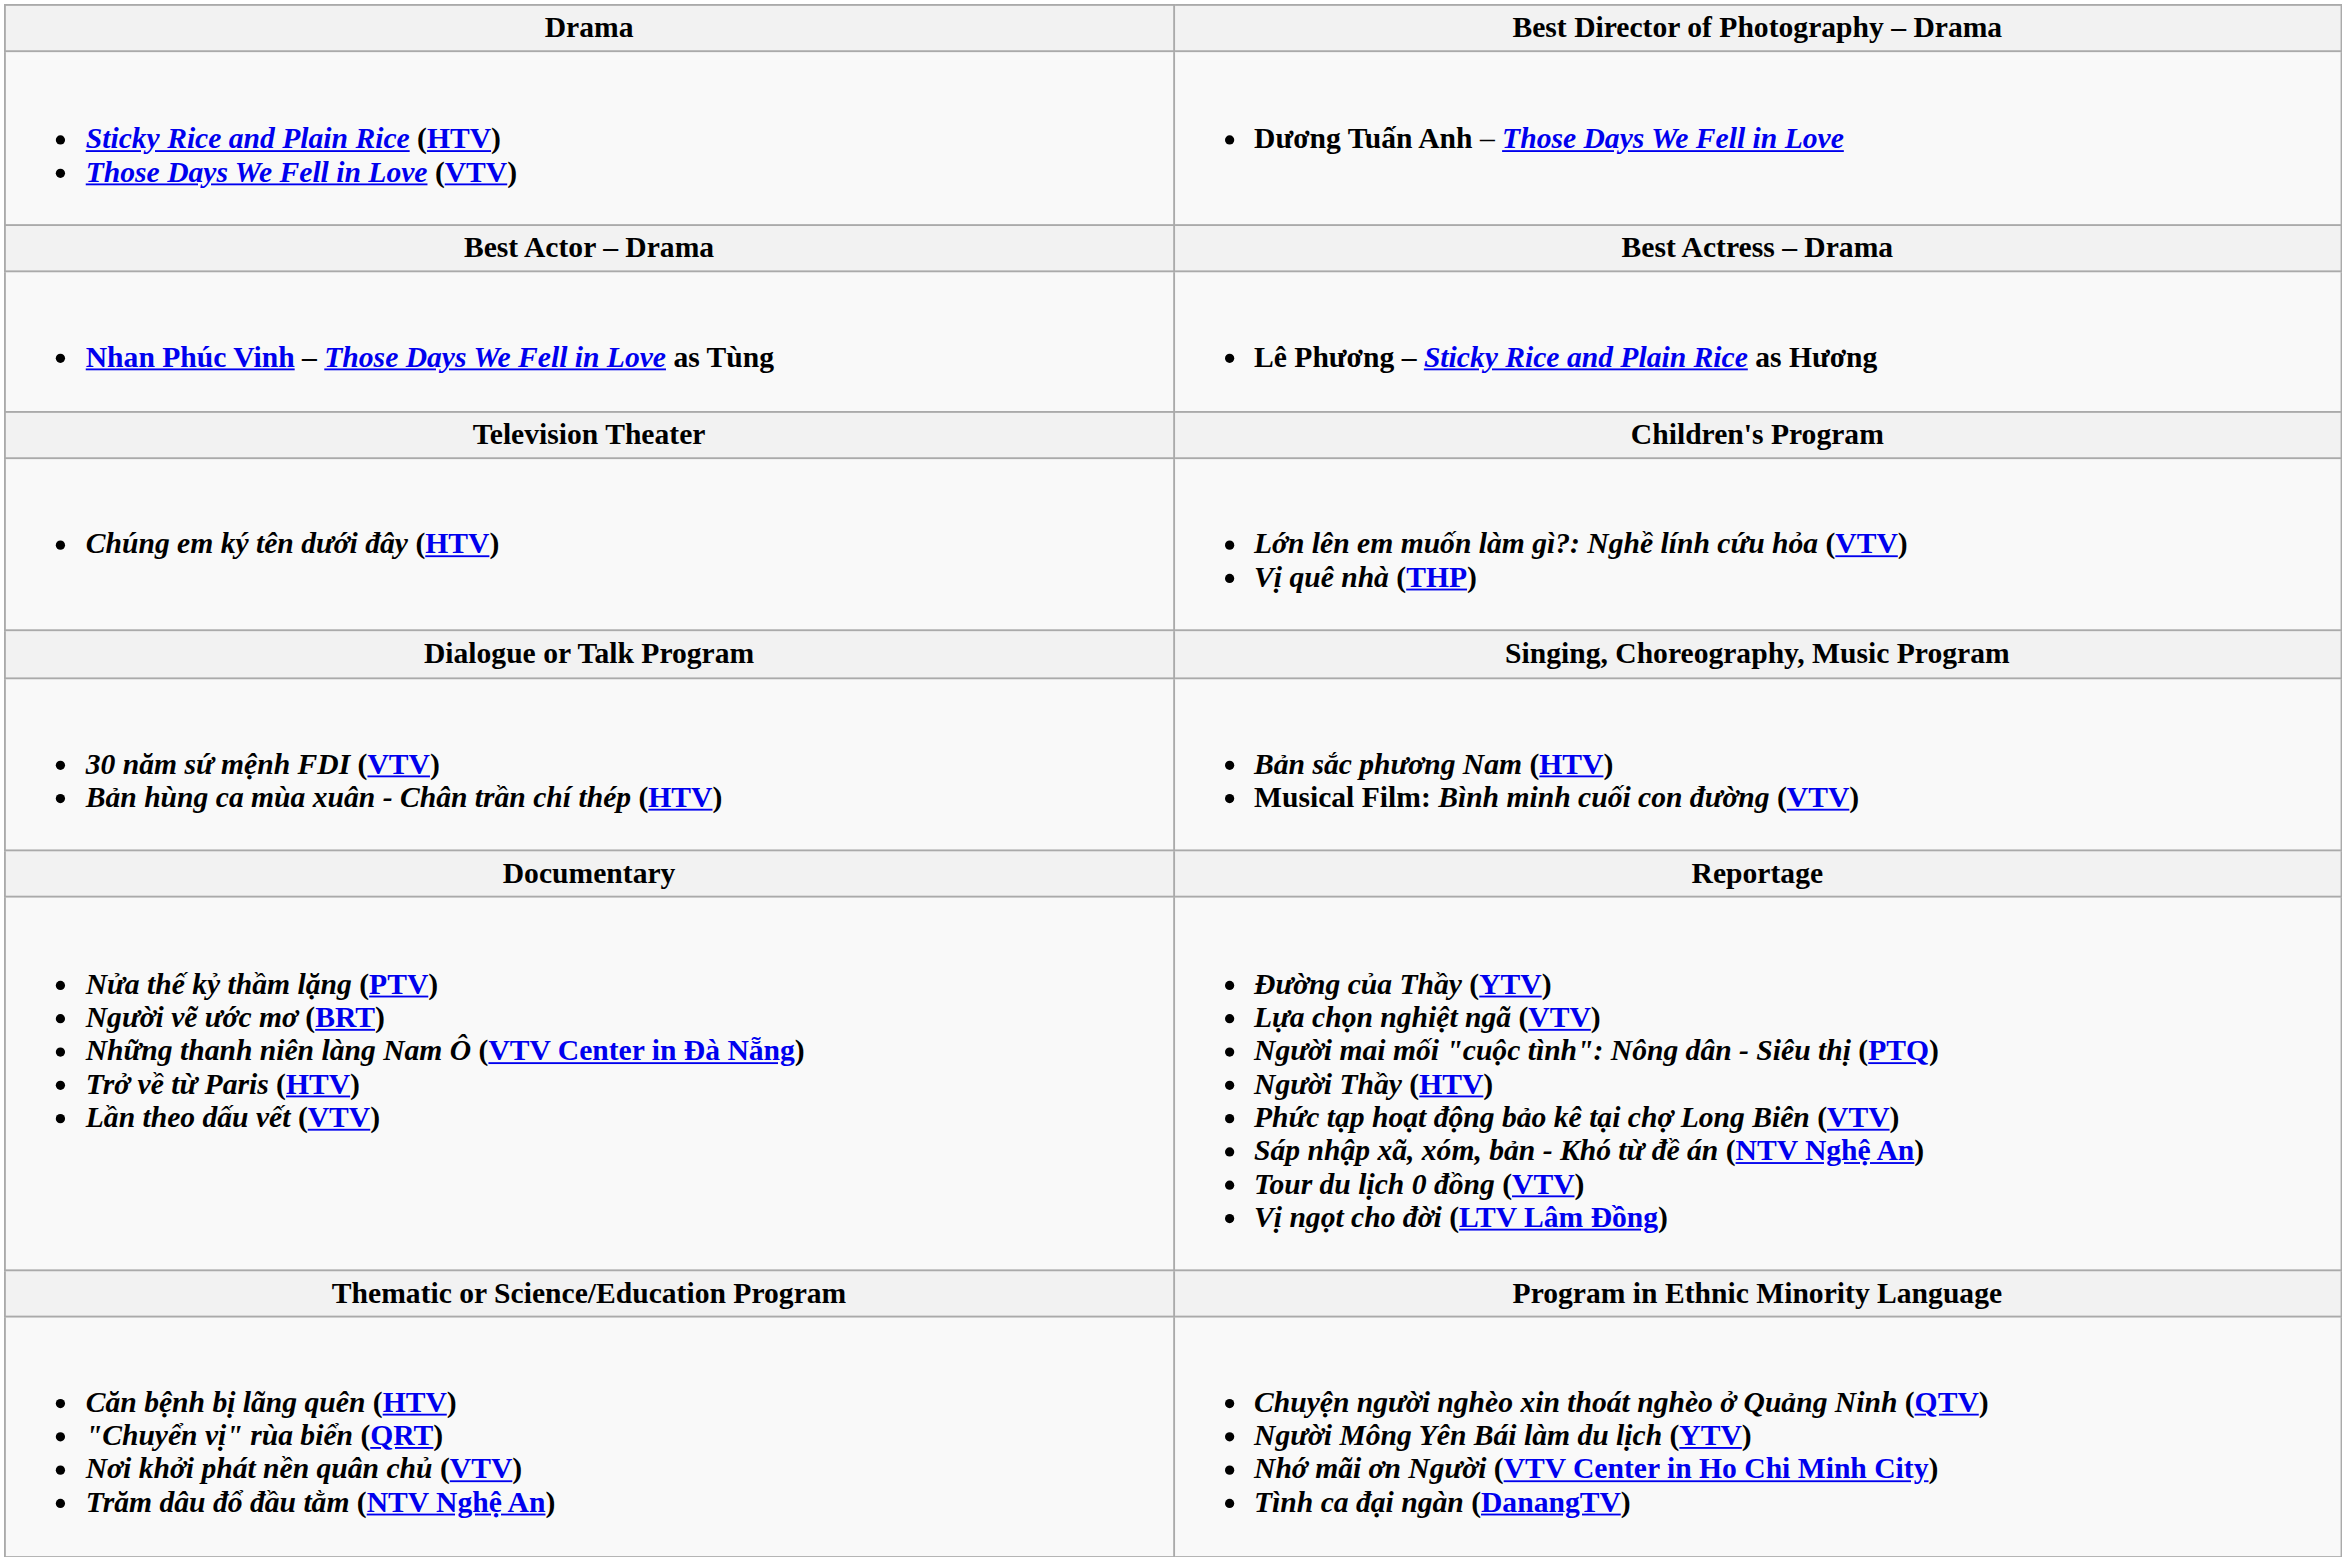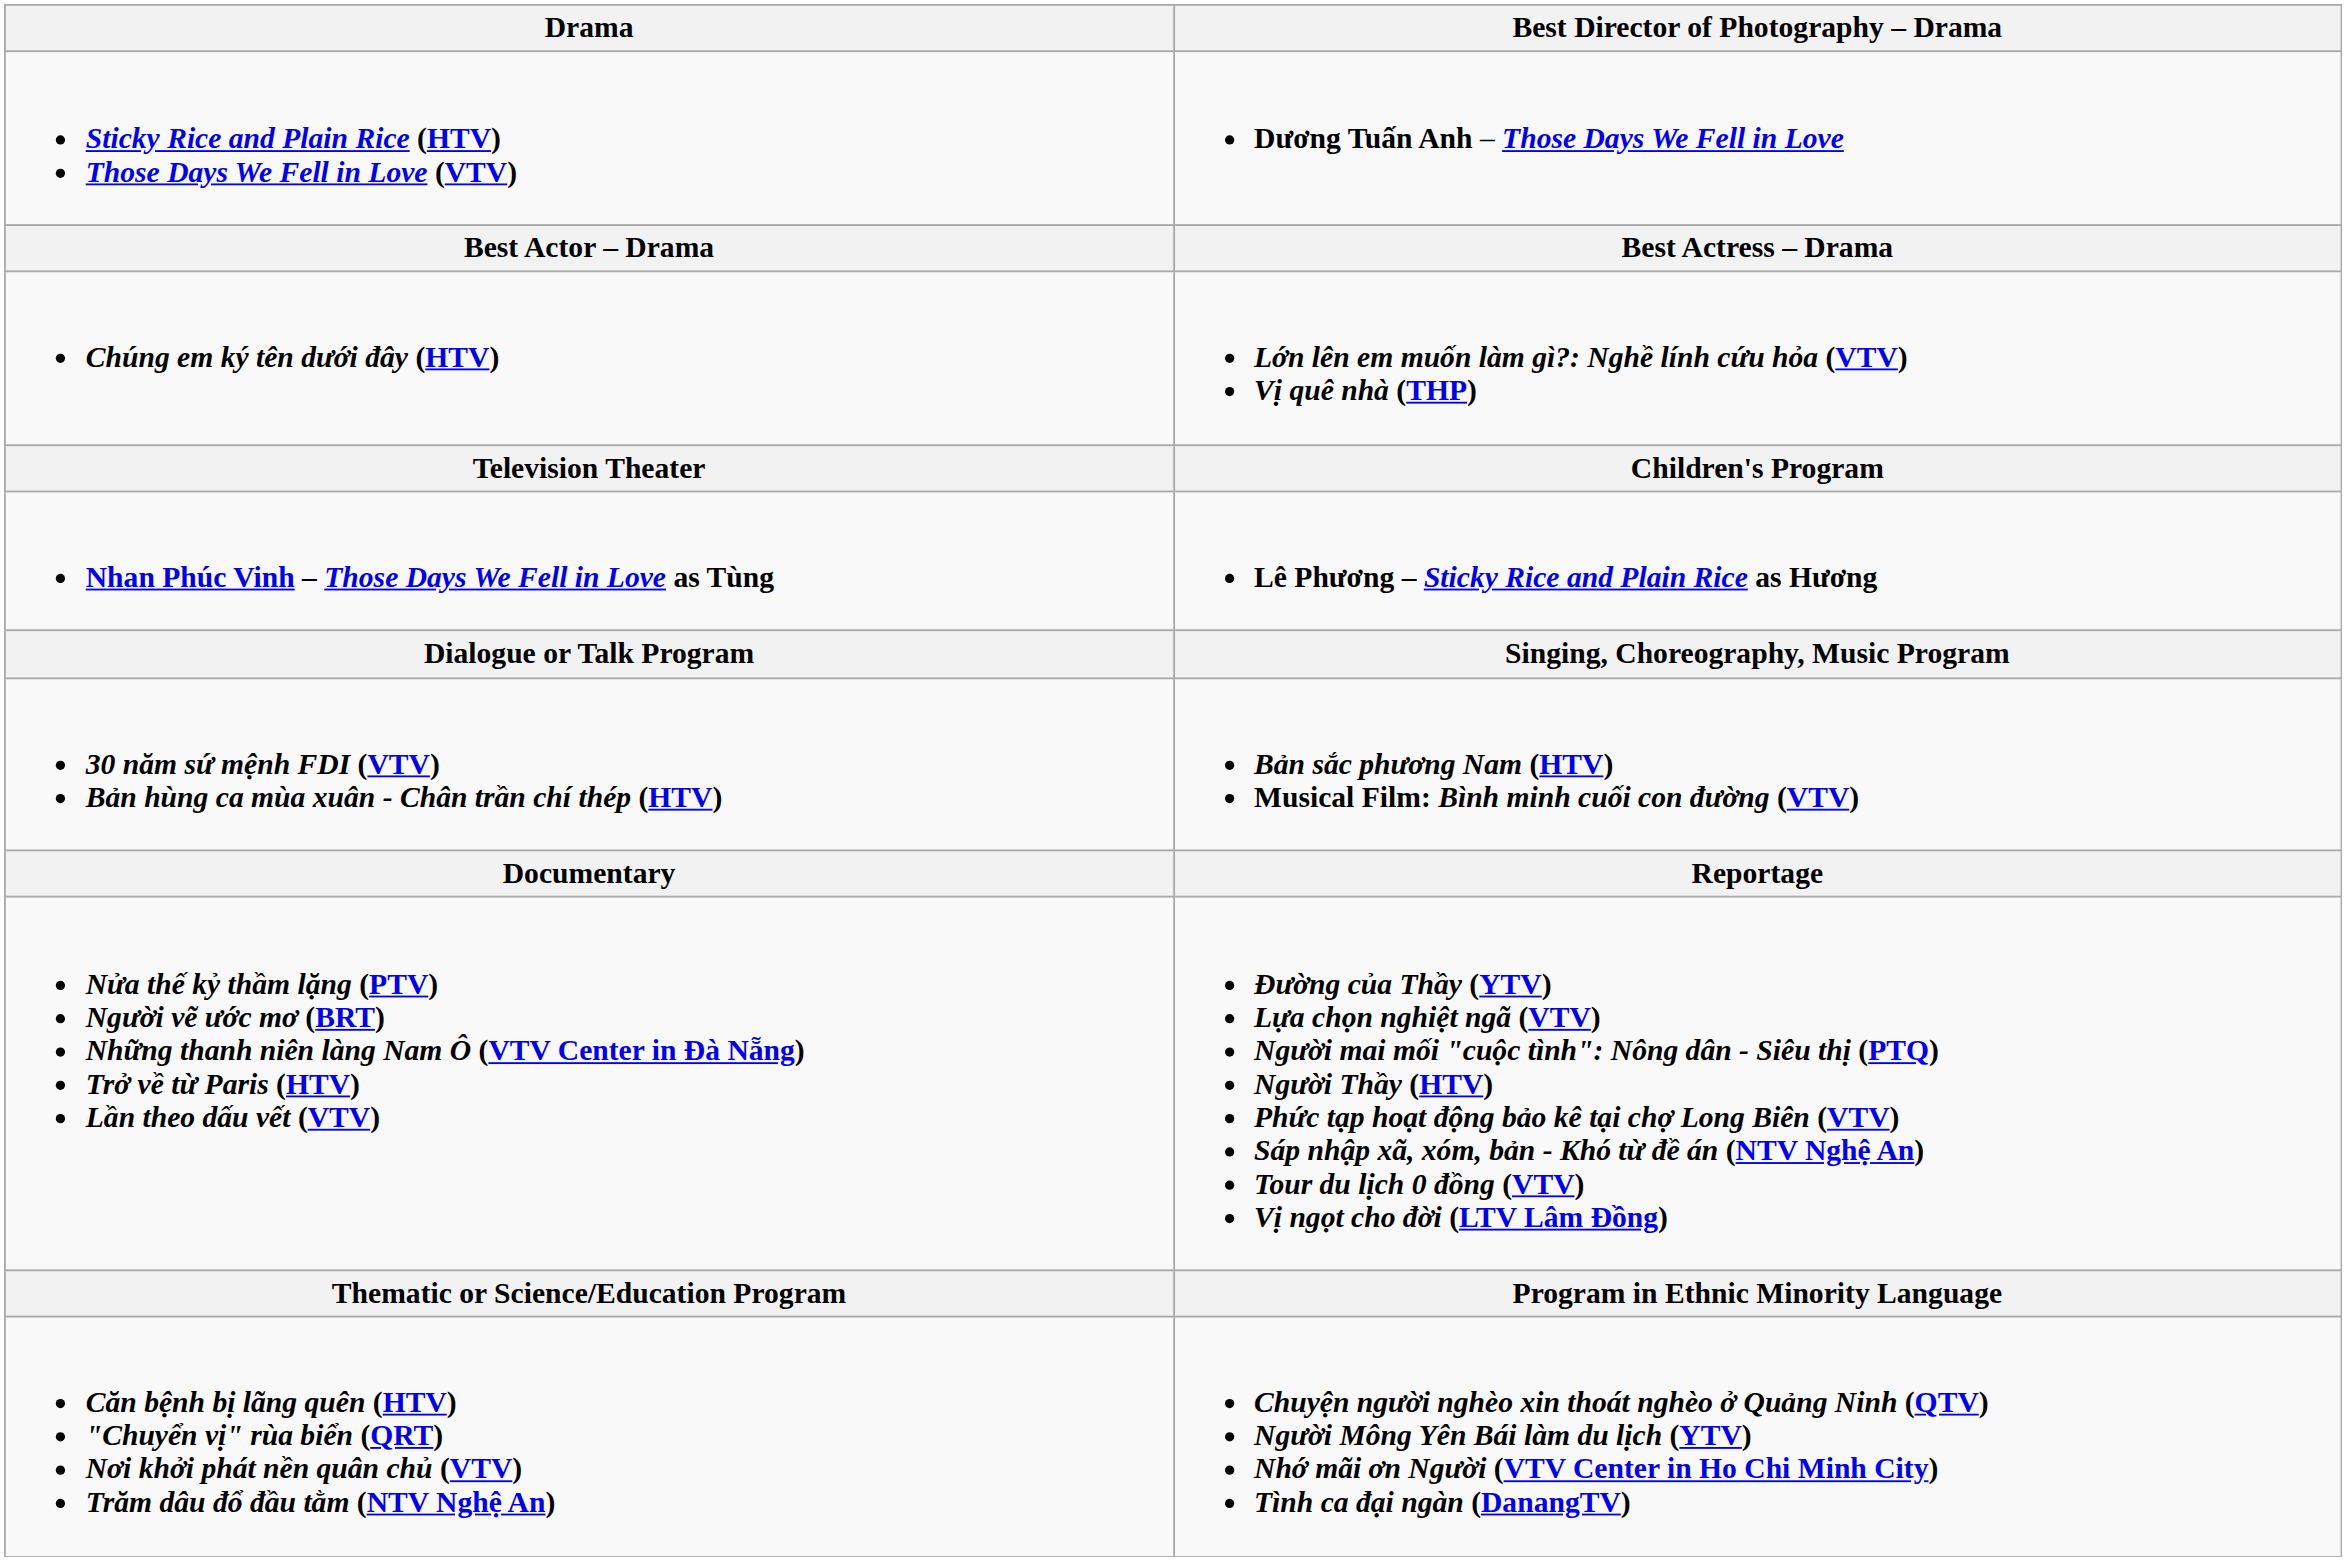rows swapped: (589, 358) <-> (589, 544)
